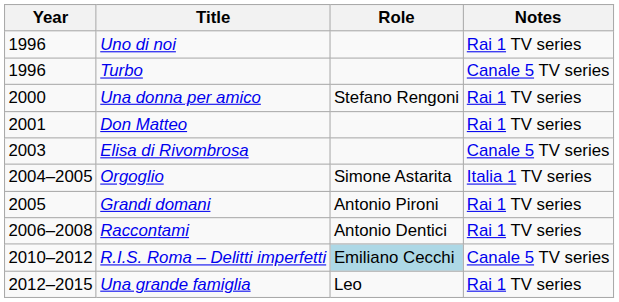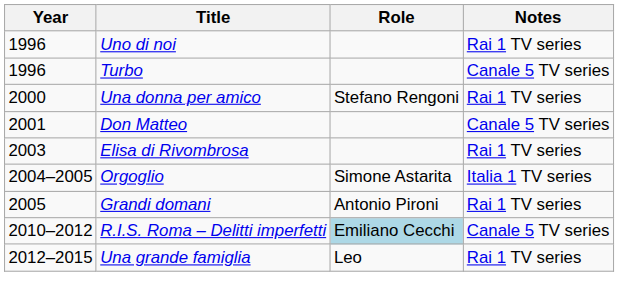(524, 124) Rai 1 TV series -> (538, 124) Canale 5 TV series
(538, 151) Canale 5 TV series -> (524, 151) Rai 1 TV series
- row: (145, 230)
